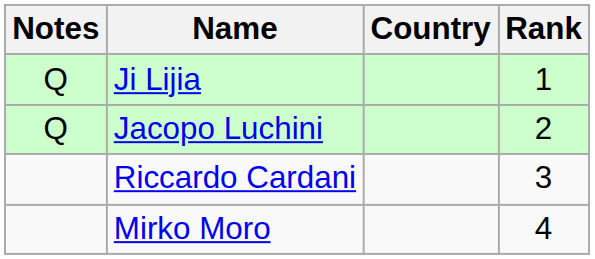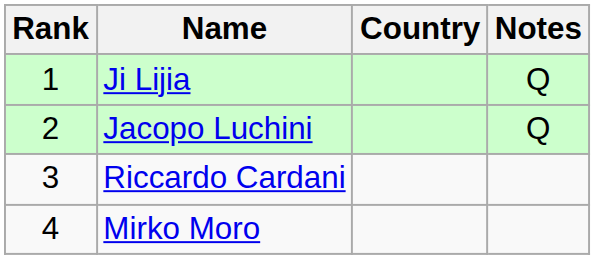columns swapped: (544, 29) <-> (56, 29)
